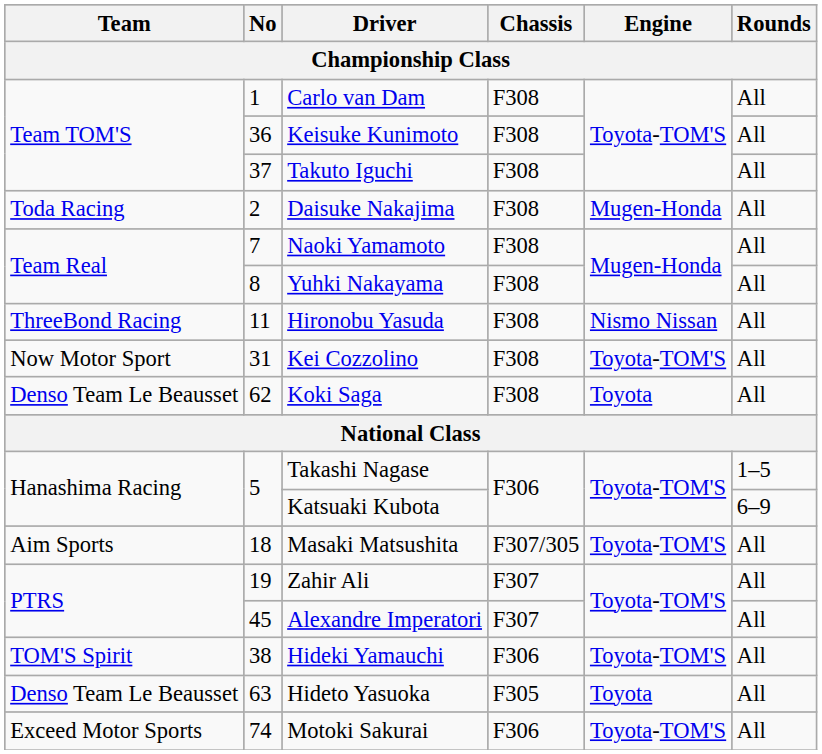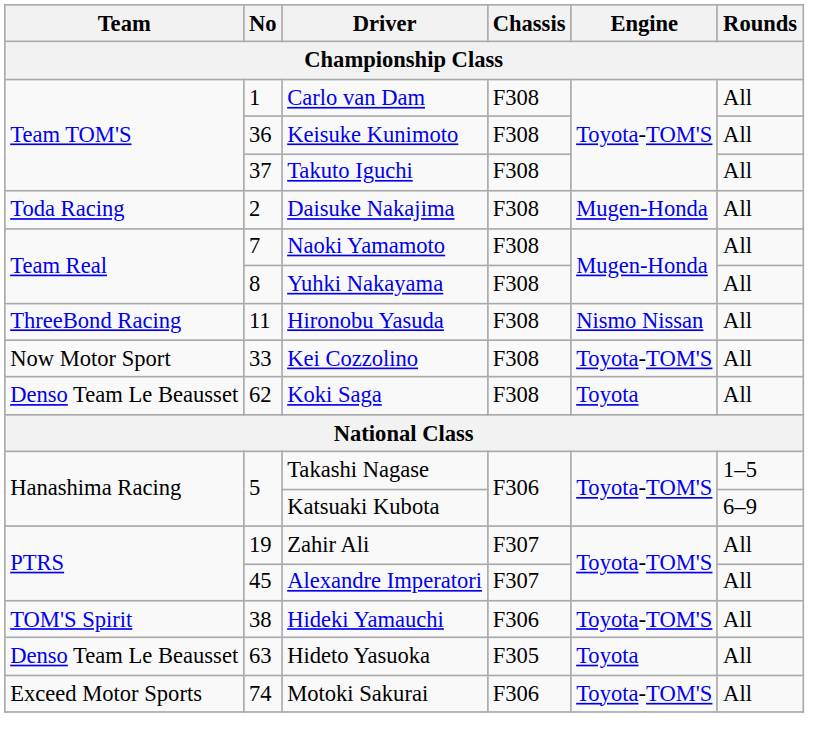(260, 357) 31 -> (260, 357) 33
- row: (373, 544)
